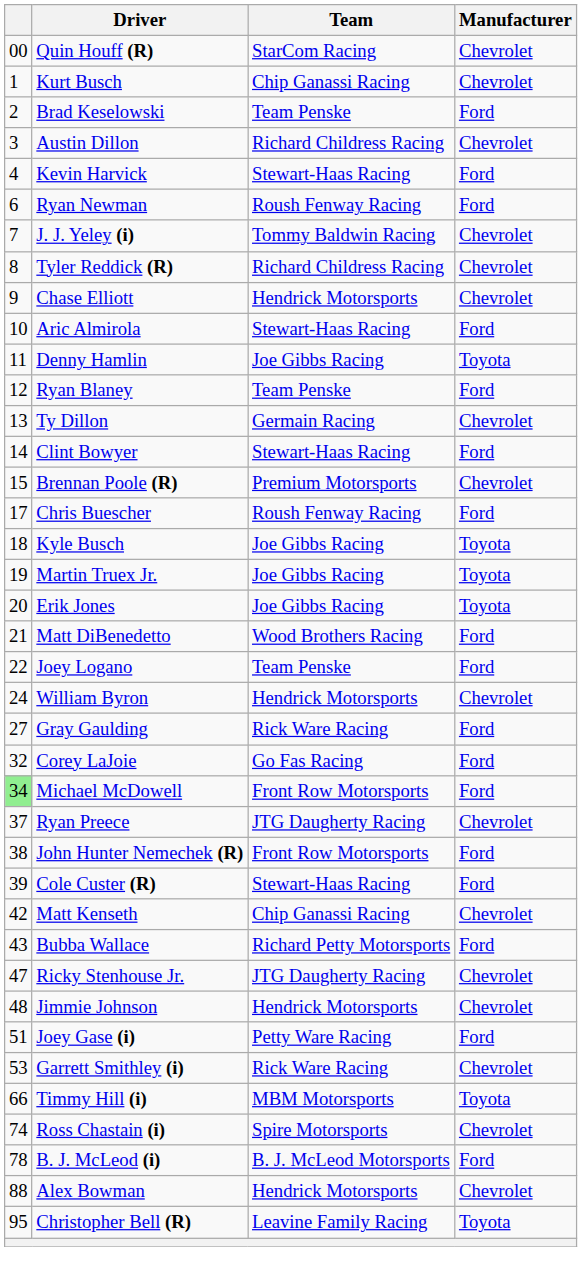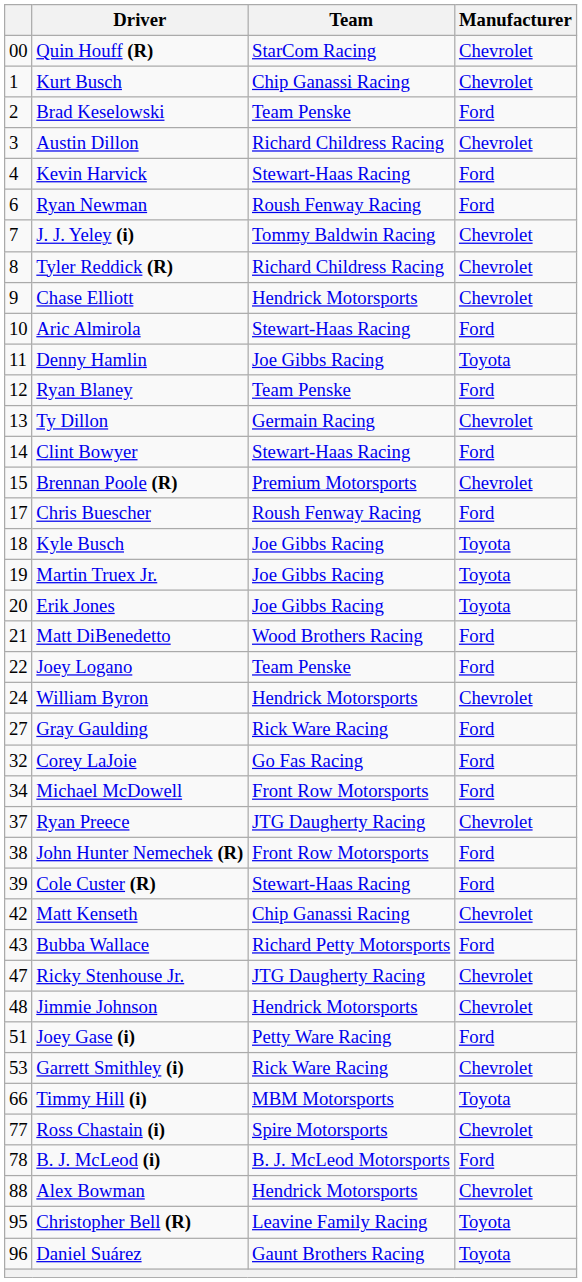(18, 790) lightgreen background -> (18, 790) no background
(18, 1129) 74 -> (18, 1129) 77
+ row: (89, 1253)
